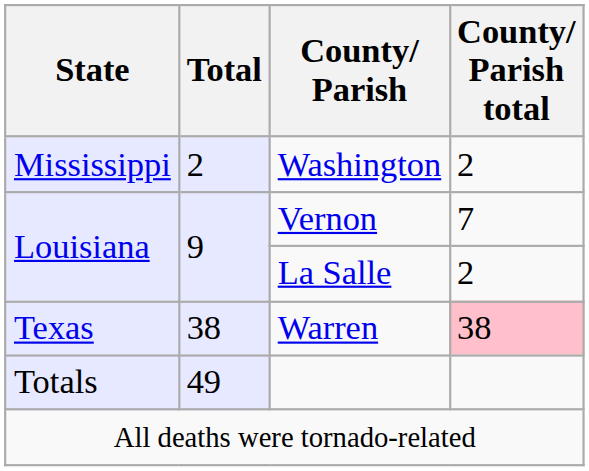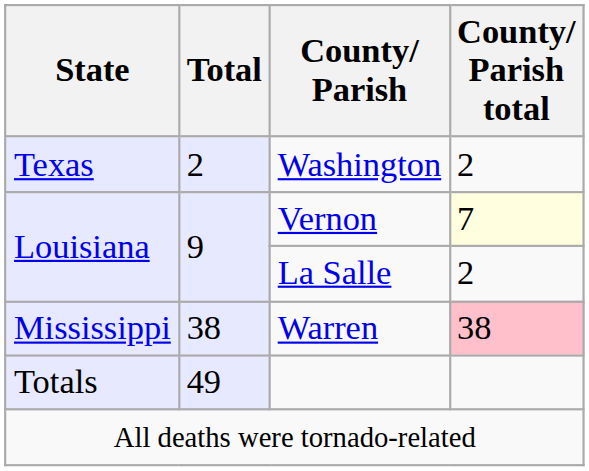(92, 163) Mississippi -> (54, 163) Texas
(466, 218) no background -> (466, 218) lightyellow background
(54, 327) Texas -> (92, 327) Mississippi
